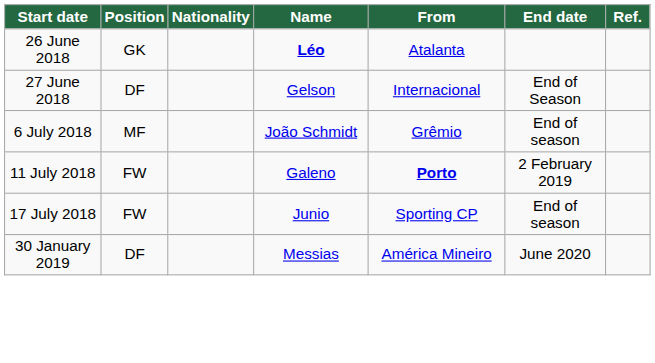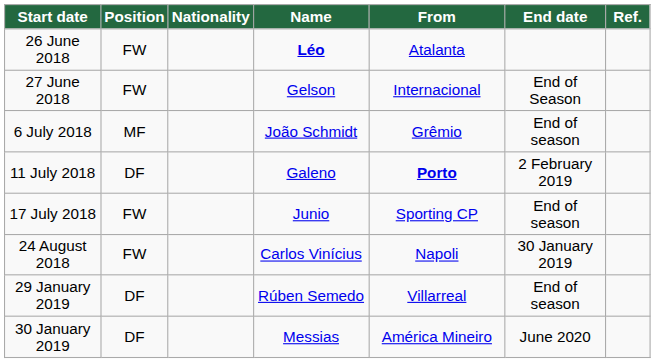(135, 50) GK -> (134, 50) FW
(135, 91) DF -> (134, 91) FW
(135, 173) FW -> (134, 173) DF
+ row: (53, 255)
+ row: (53, 296)
